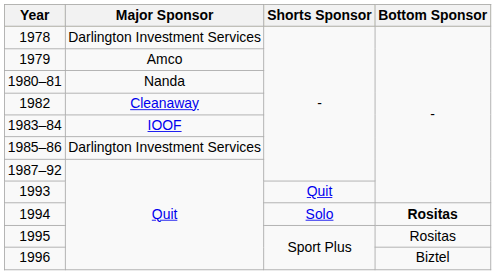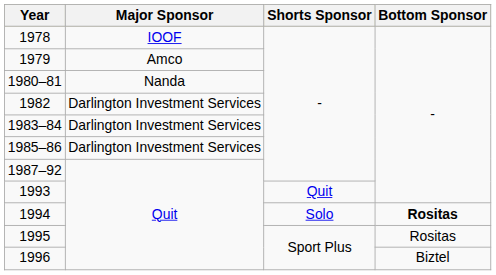(165, 37) Darlington Investment Services -> (165, 37) IOOF
(165, 103) Cleanaway -> (165, 103) Darlington Investment Services
(165, 125) IOOF -> (165, 125) Darlington Investment Services
